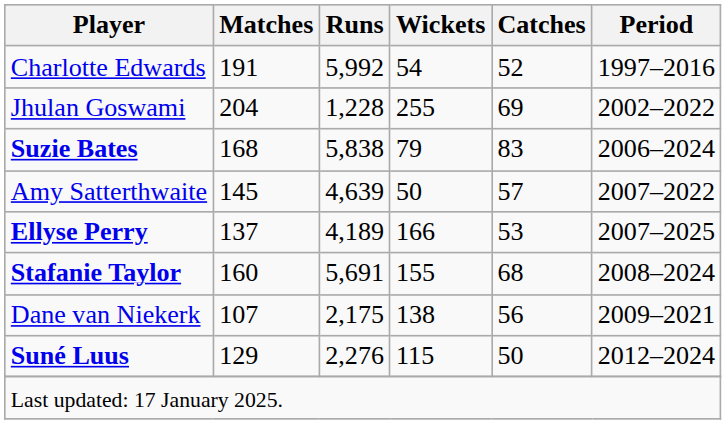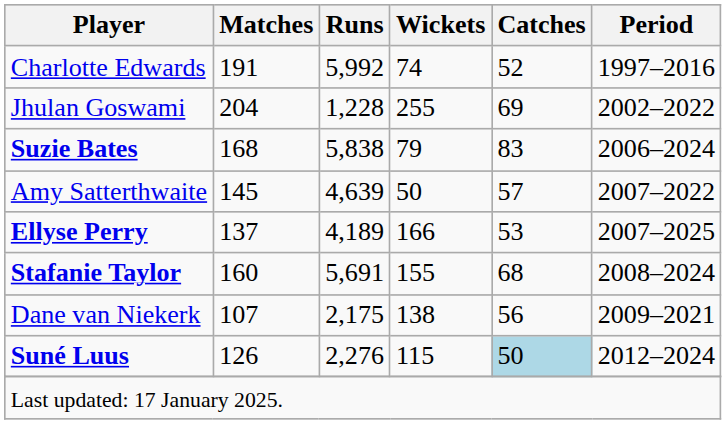(409, 66) 54 -> (409, 66) 74
(239, 356) 129 -> (239, 356) 126
(510, 356) no background -> (510, 356) lightblue background
